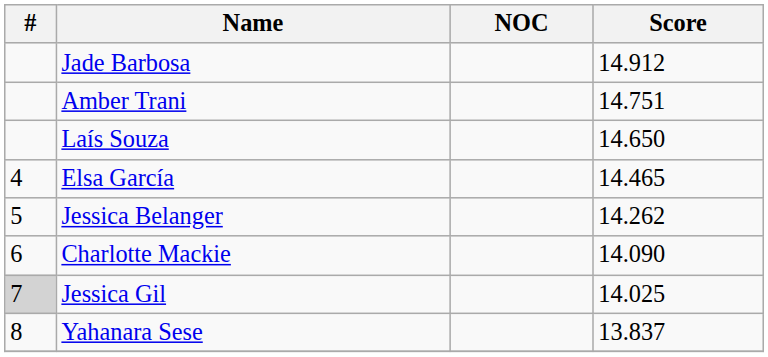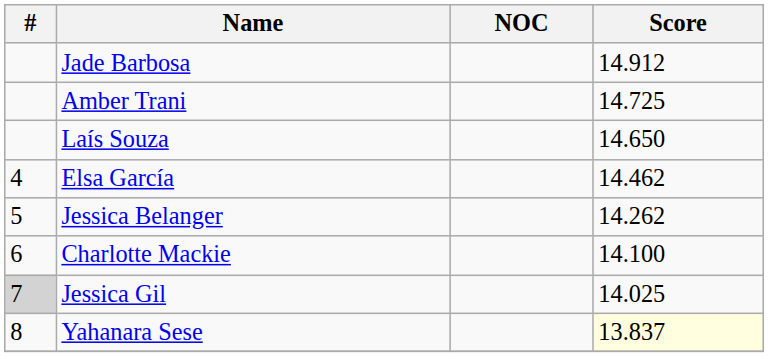(632, 100) 14.751 -> (632, 100) 14.725
(632, 178) 14.465 -> (632, 178) 14.462
(632, 255) 14.090 -> (632, 255) 14.100
(632, 332) no background -> (632, 332) lightyellow background
